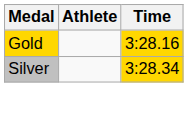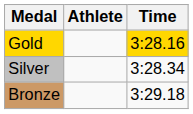(152, 69) gold background -> (158, 69) no background
+ row: (34, 95)
